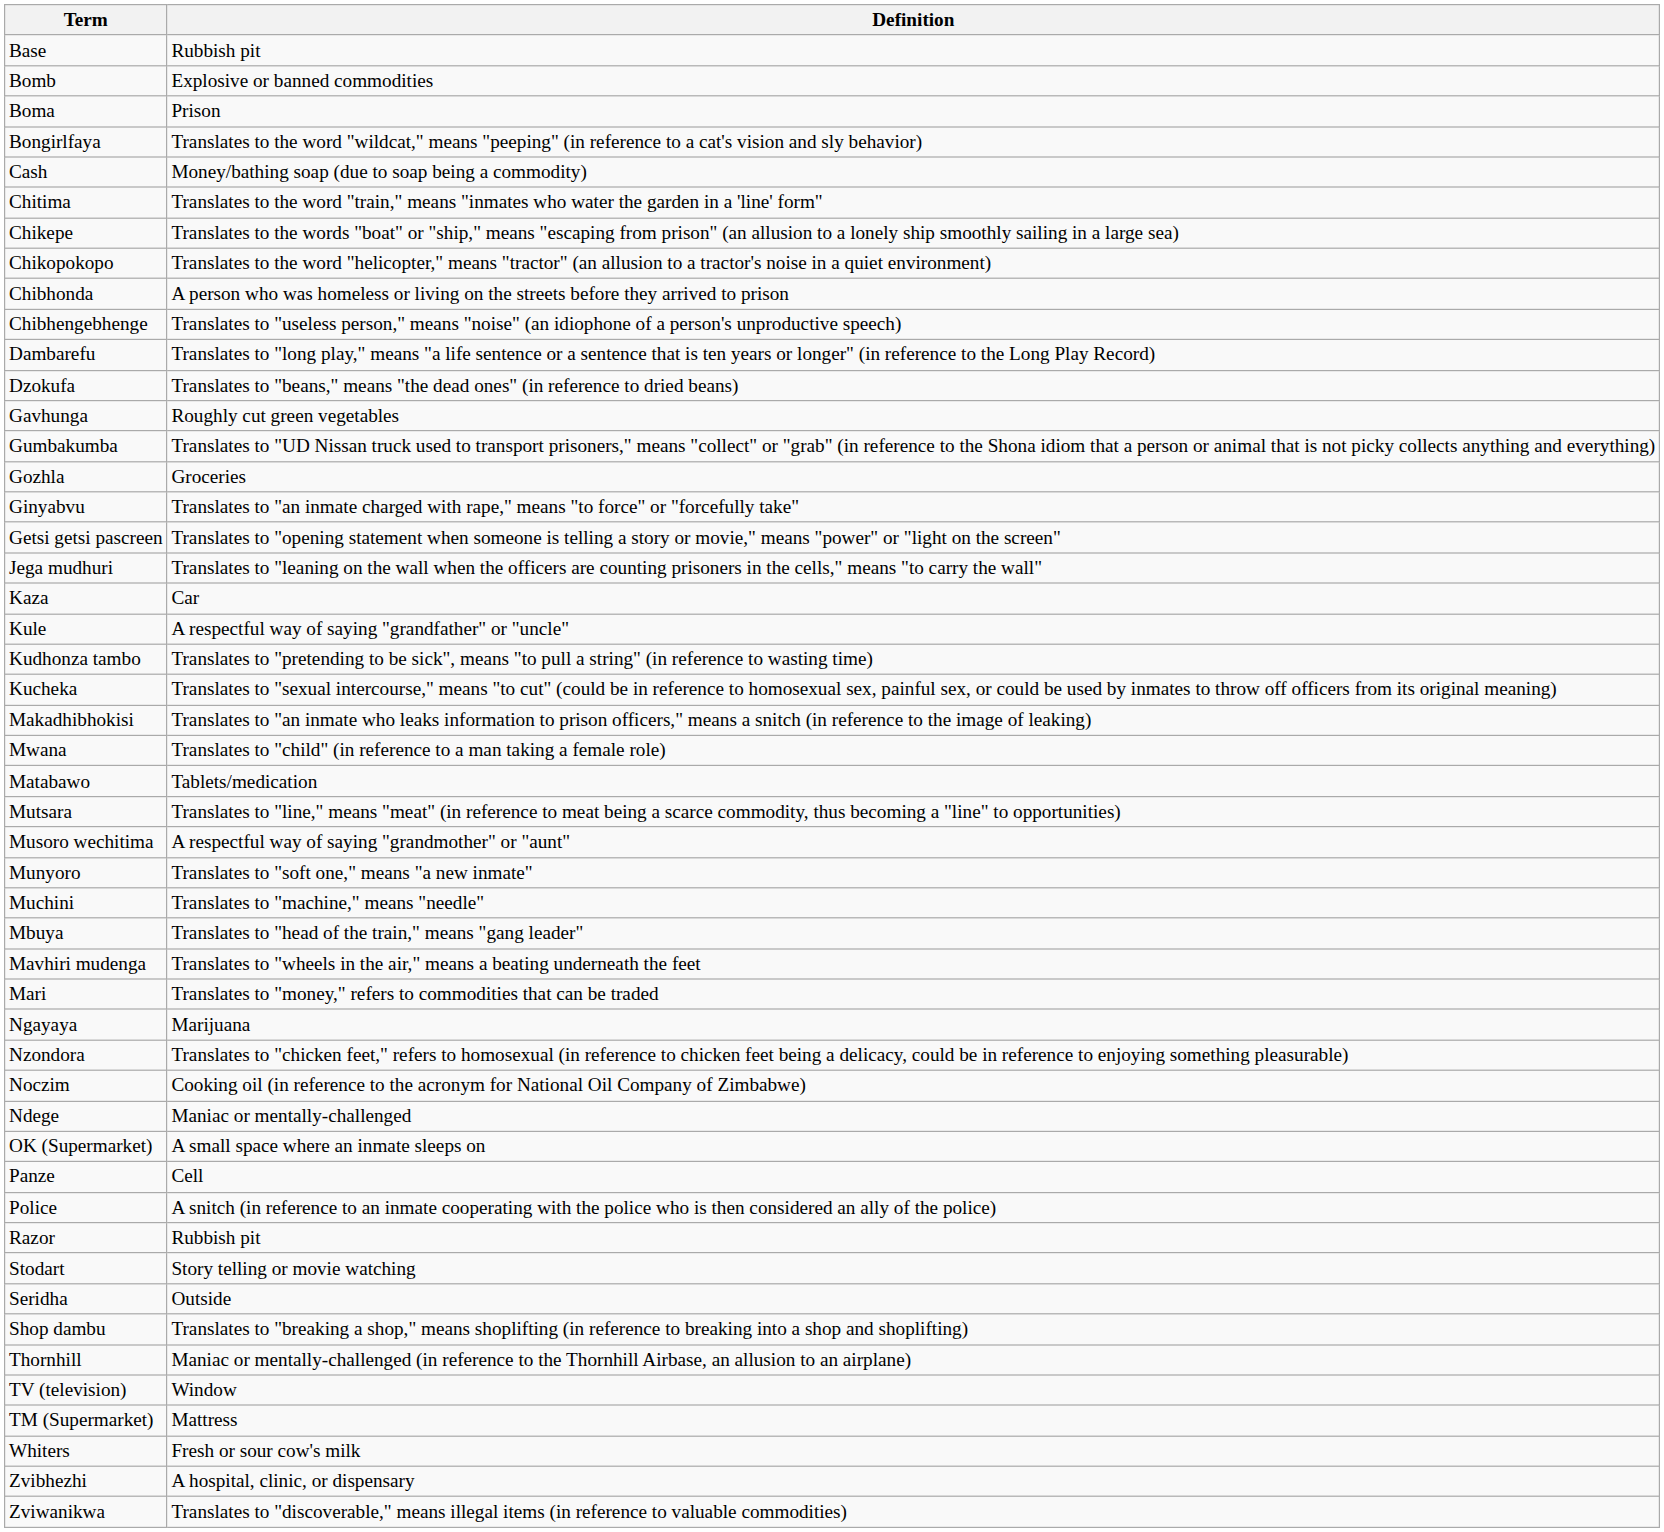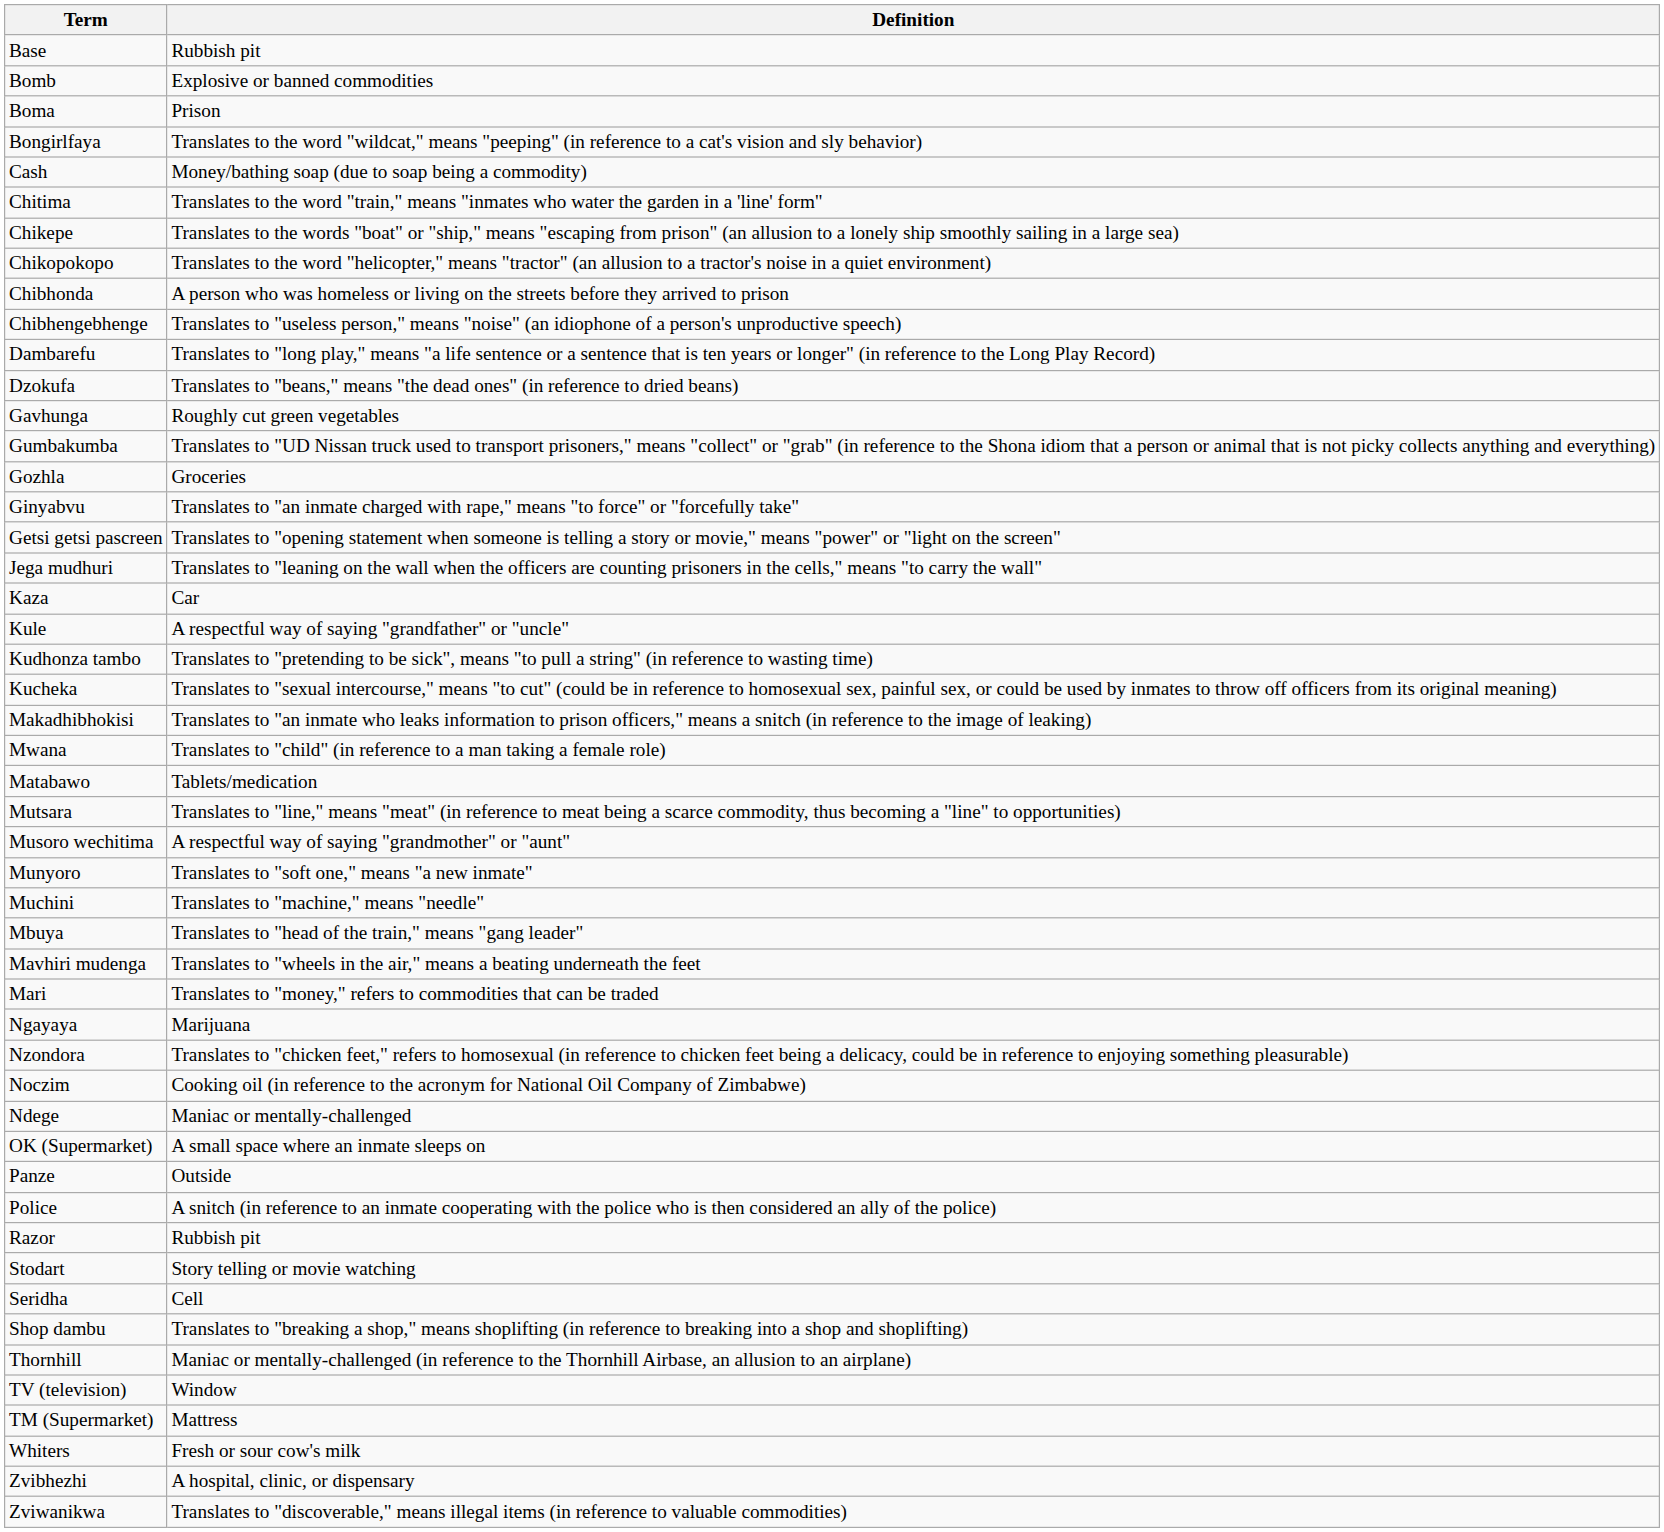(187, 1176) Cell -> (201, 1176) Outside
(201, 1298) Outside -> (187, 1298) Cell
